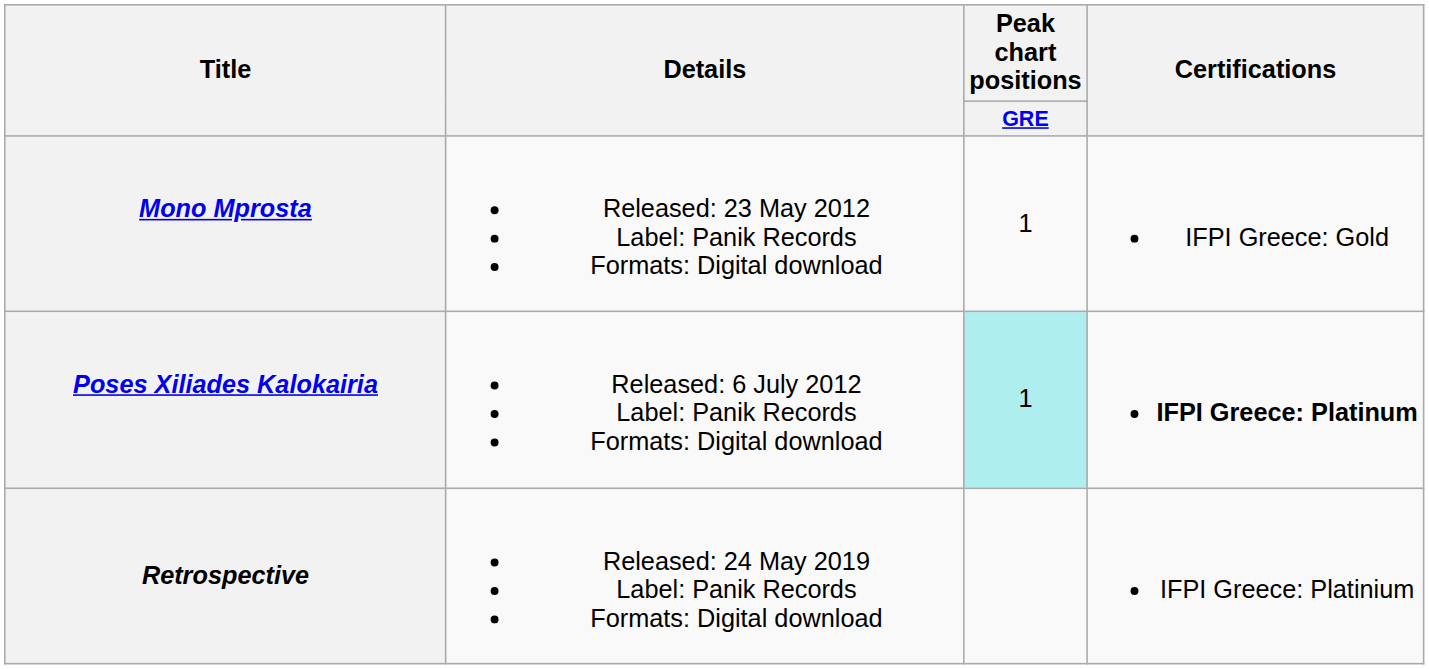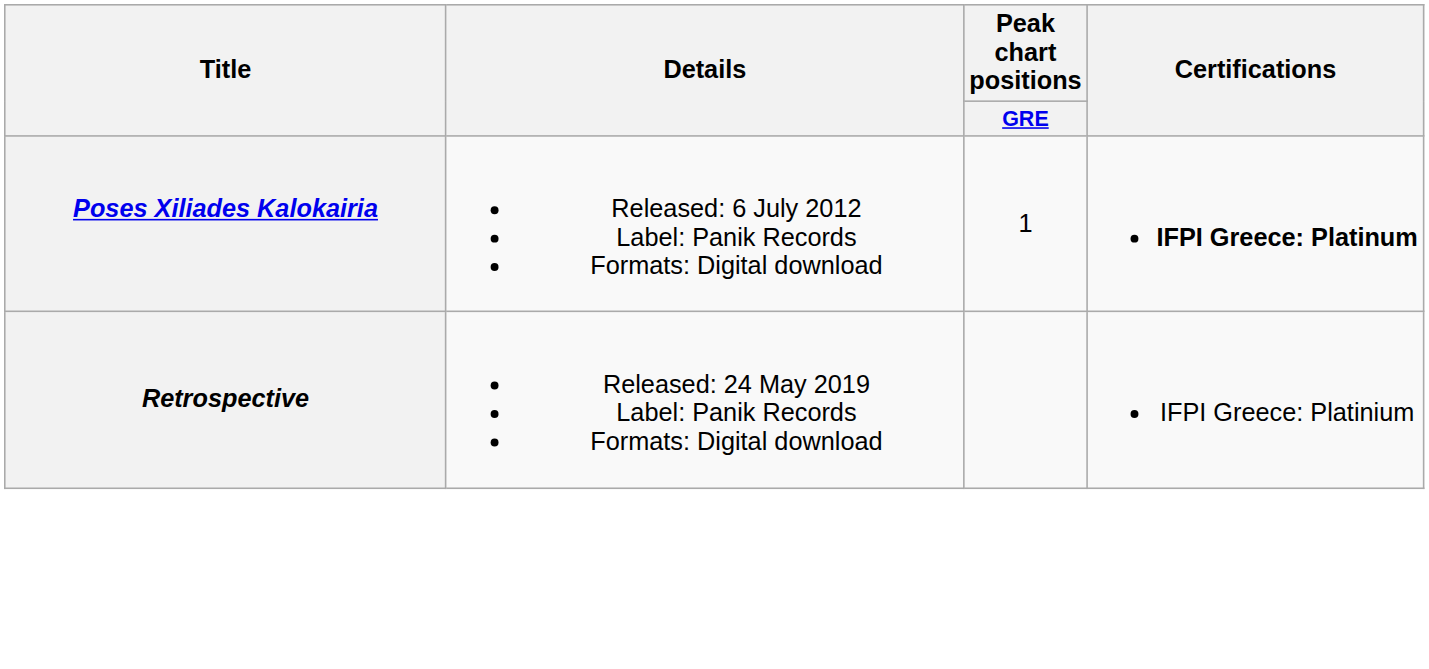- row: (225, 209)
(1025, 399) paleturquoise background -> (1025, 223) no background
